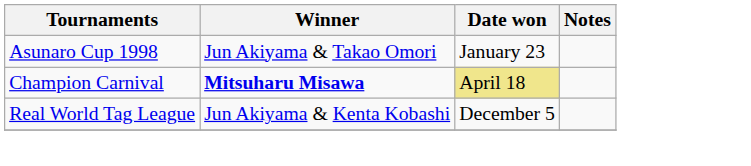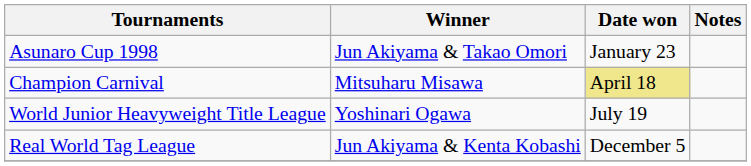(284, 82) bold -> (409, 82) normal
+ row: (167, 113)
